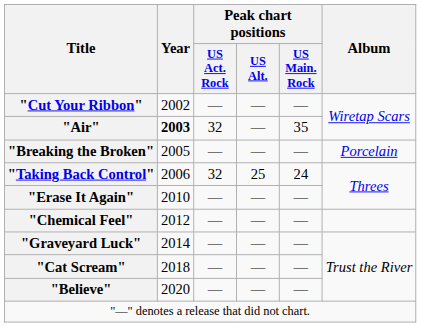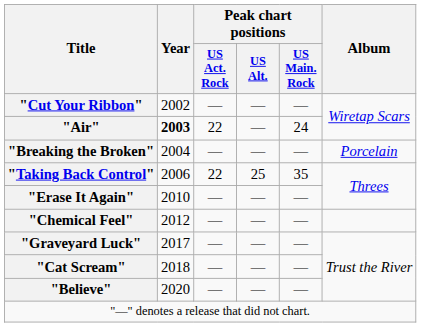(215, 128) 32 -> (215, 128) 22
(301, 128) 35 -> (301, 128) 24
(176, 151) 2005 -> (176, 151) 2004
(215, 174) 32 -> (215, 174) 22
(301, 174) 24 -> (301, 174) 35
(176, 243) 2014 -> (176, 243) 2017
